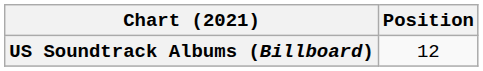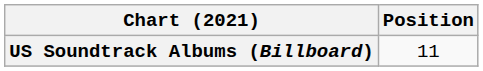(428, 51) 12 -> (428, 51) 11
